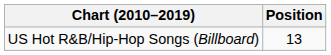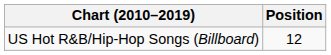(294, 38) 13 -> (294, 38) 12
